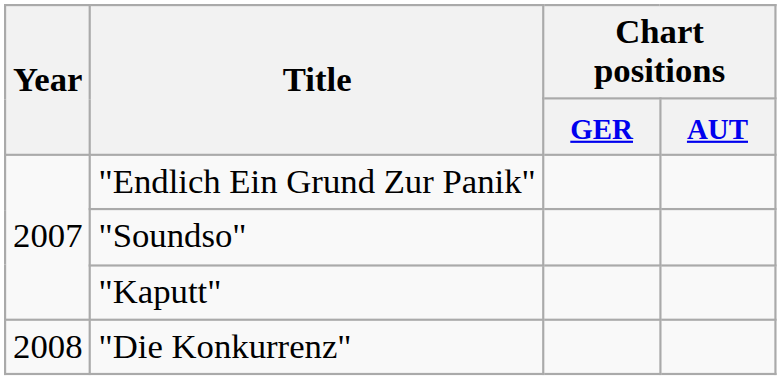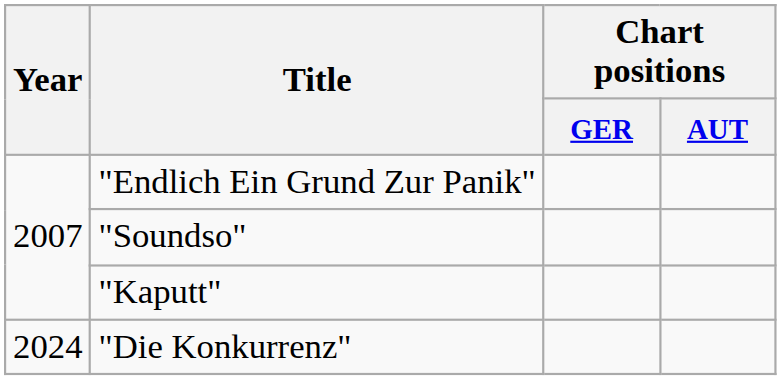(48, 346) 2008 -> (48, 346) 2024
